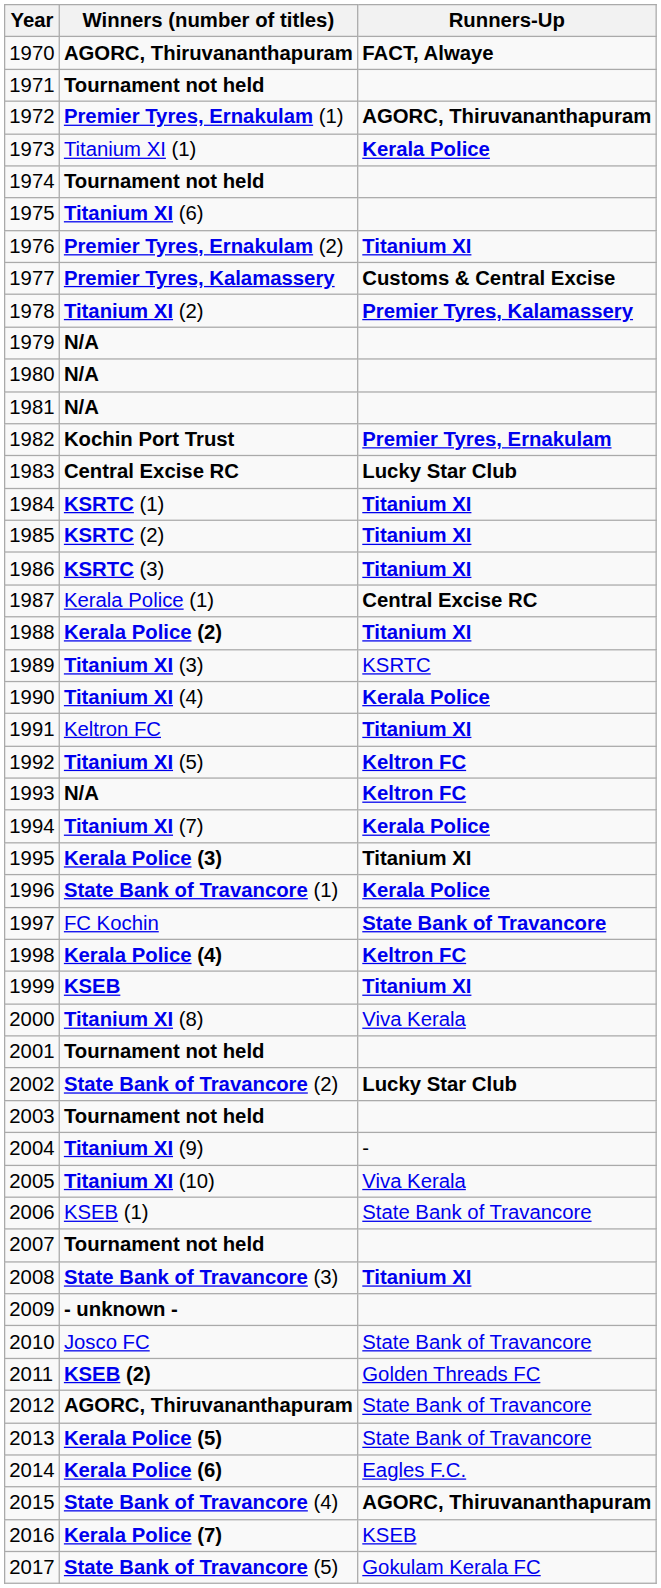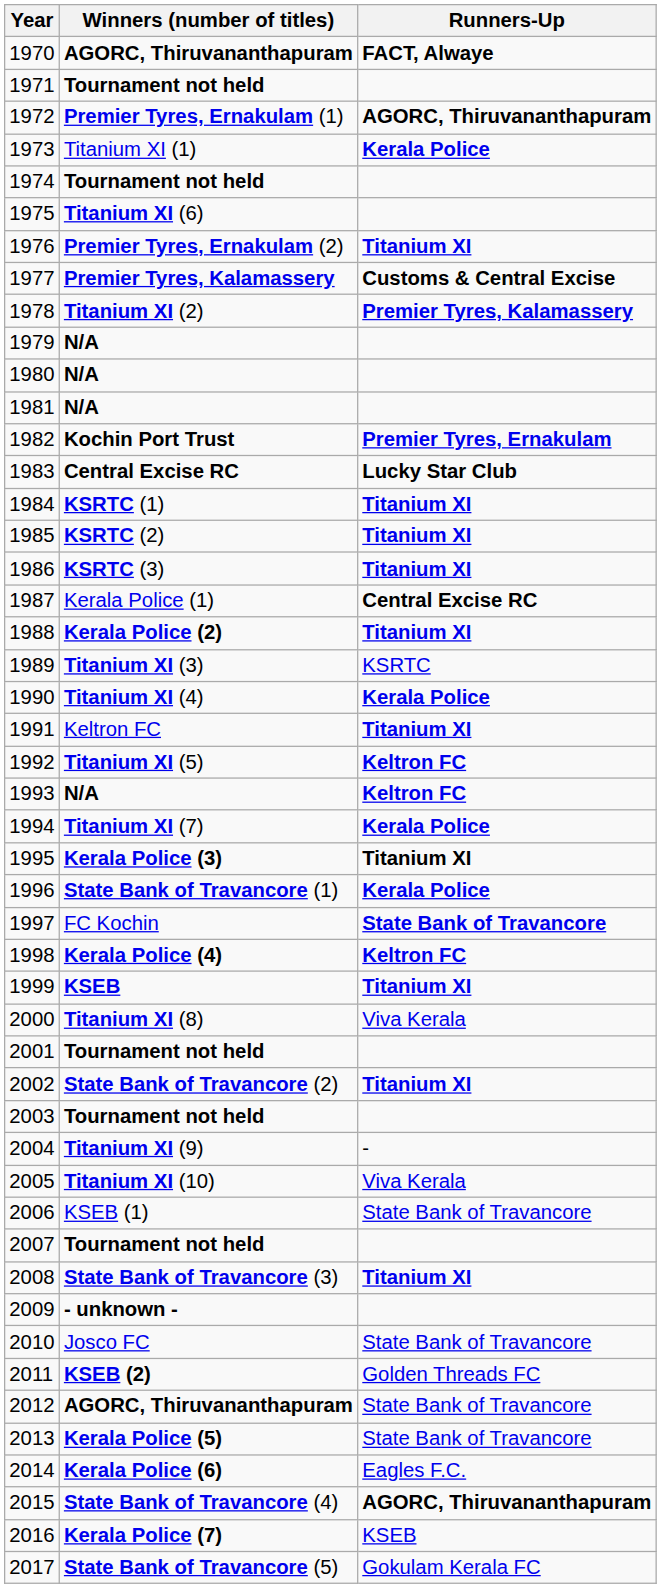(440, 1084) Lucky Star Club -> (417, 1084) Titanium XI
